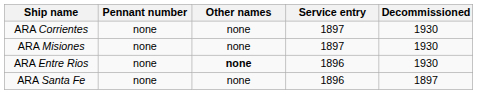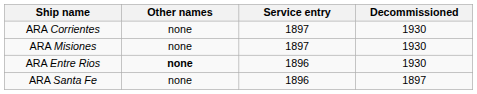- column: (145, 13)
